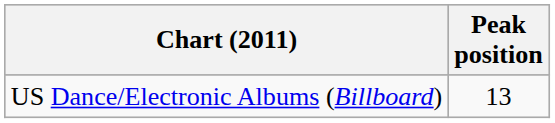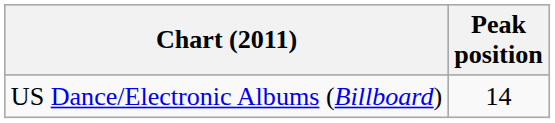(499, 95) 13 -> (499, 95) 14
